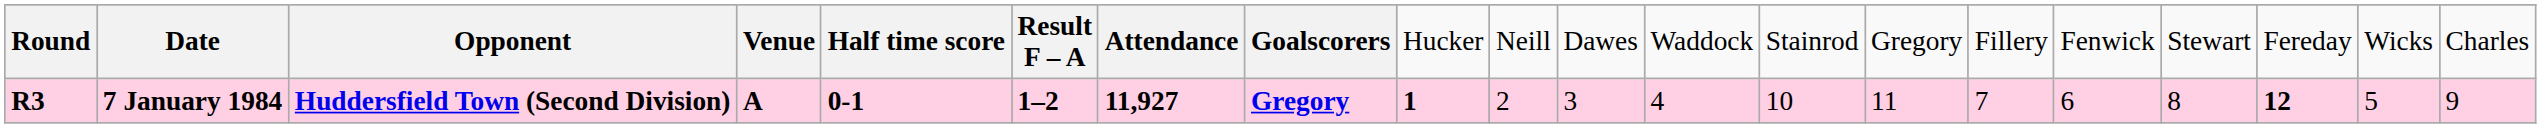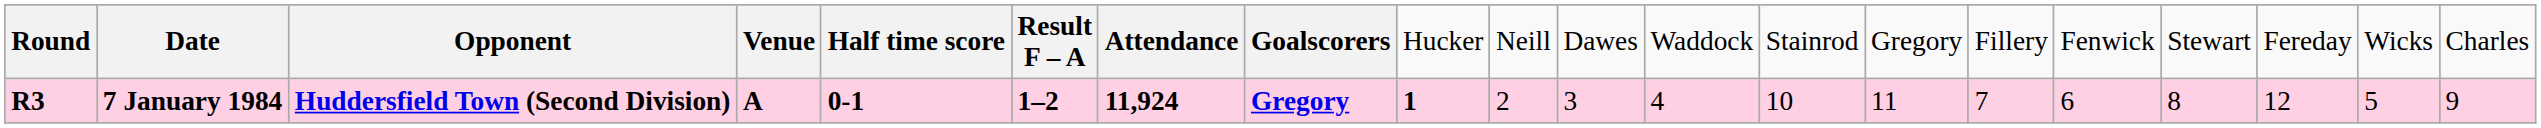(1142, 100) 11,927 -> (1142, 100) 11,924
(2277, 100) bold -> (2277, 100) normal
